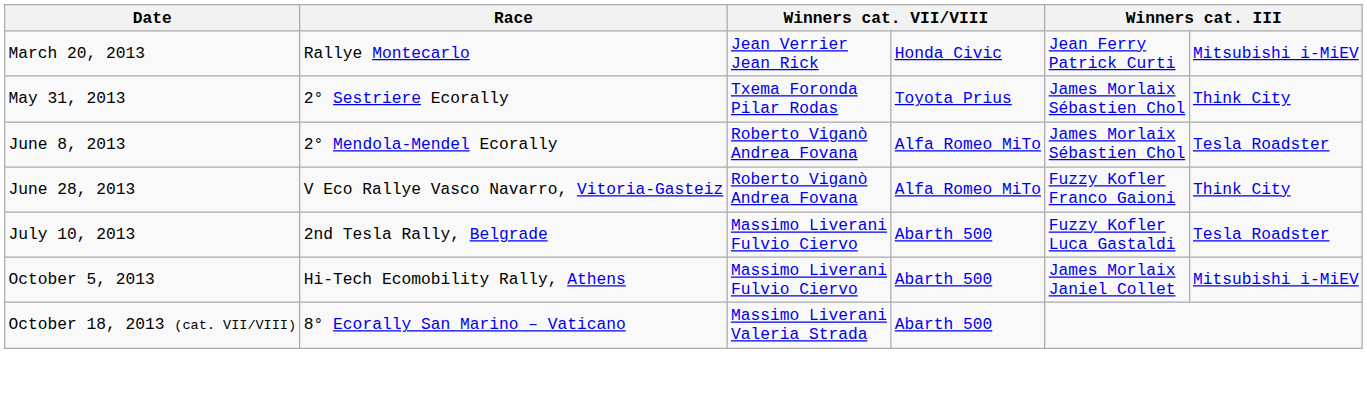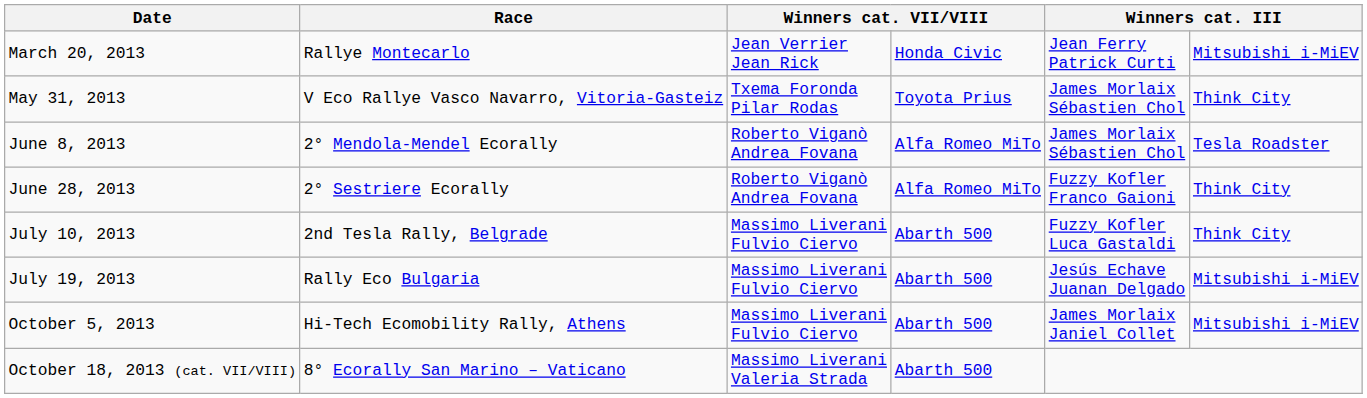(406, 99) 2° Sestriere Ecorally -> (514, 99) V Eco Rallye Vasco Navarro, Vitoria-Gasteiz
(514, 189) V Eco Rallye Vasco Navarro, Vitoria-Gasteiz -> (406, 189) 2° Sestriere Ecorally
(1261, 235) Tesla Roadster -> (1242, 235) Think City
+ row: (72, 280)
